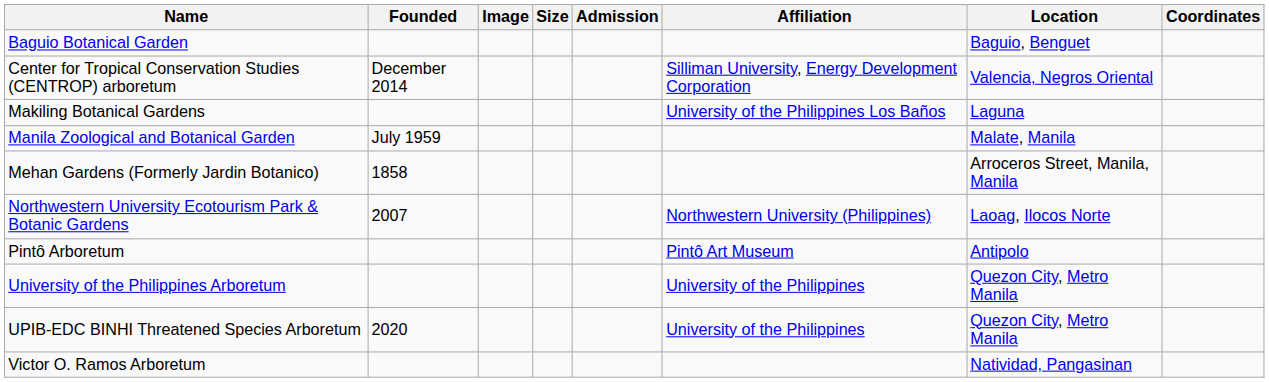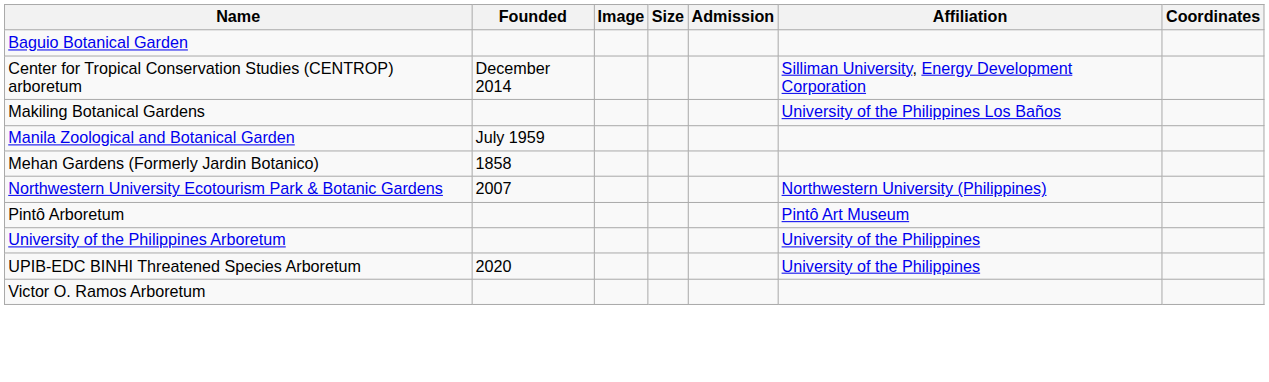- column: (1064, 17)
